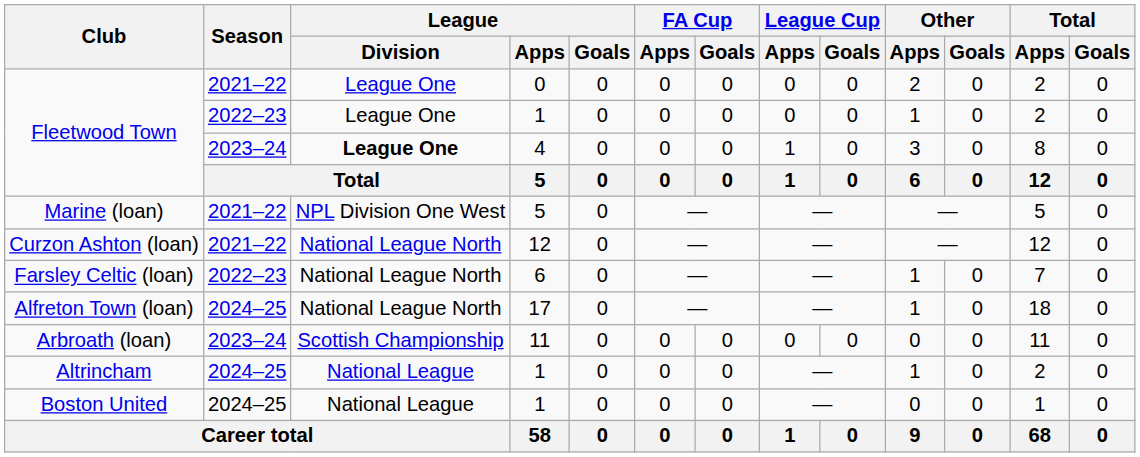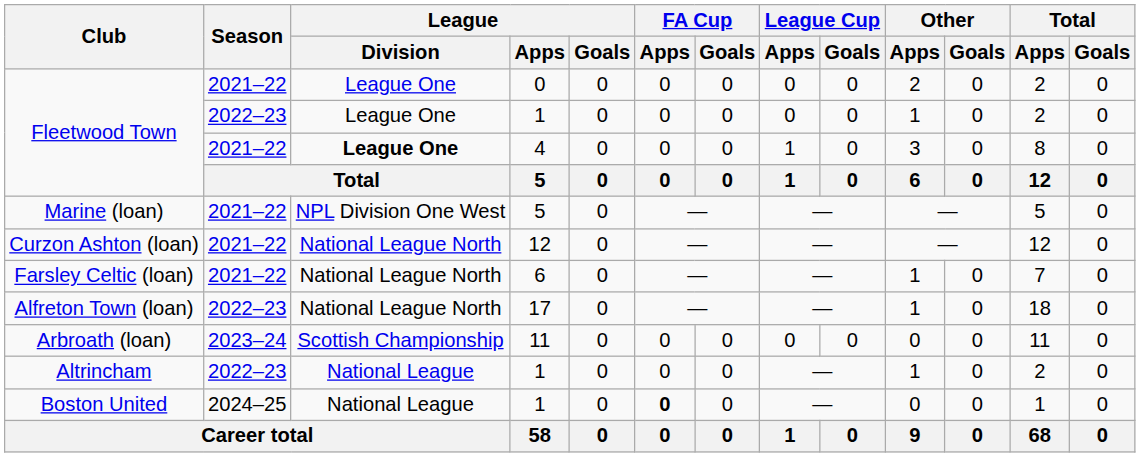(247, 148) 2023–24 -> (247, 148) 2021–22
(247, 276) 2022–23 -> (247, 276) 2021–22
(247, 308) 2024–25 -> (247, 308) 2022–23
(247, 372) 2024–25 -> (247, 372) 2022–23
(665, 404) normal -> (665, 404) bold
